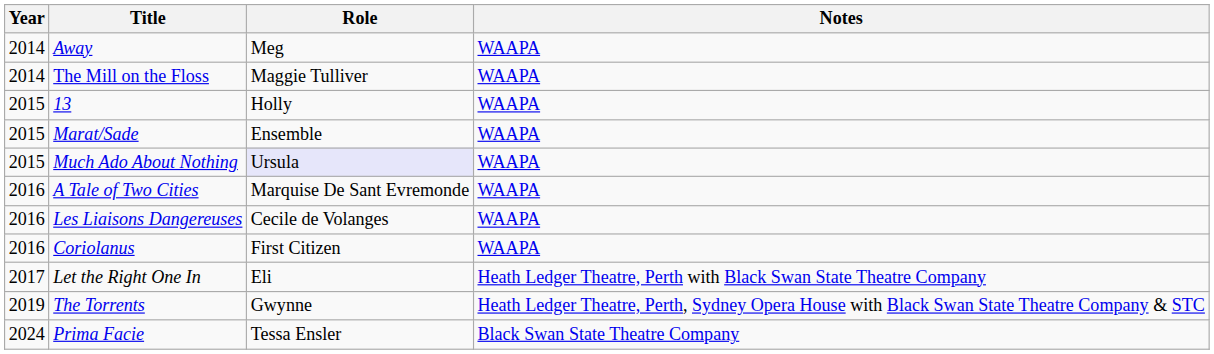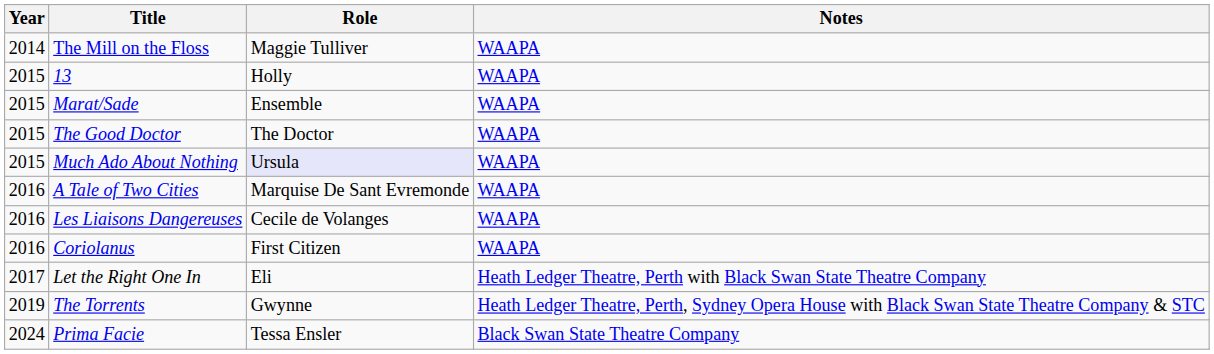- row: (73, 47)
+ row: (117, 133)
